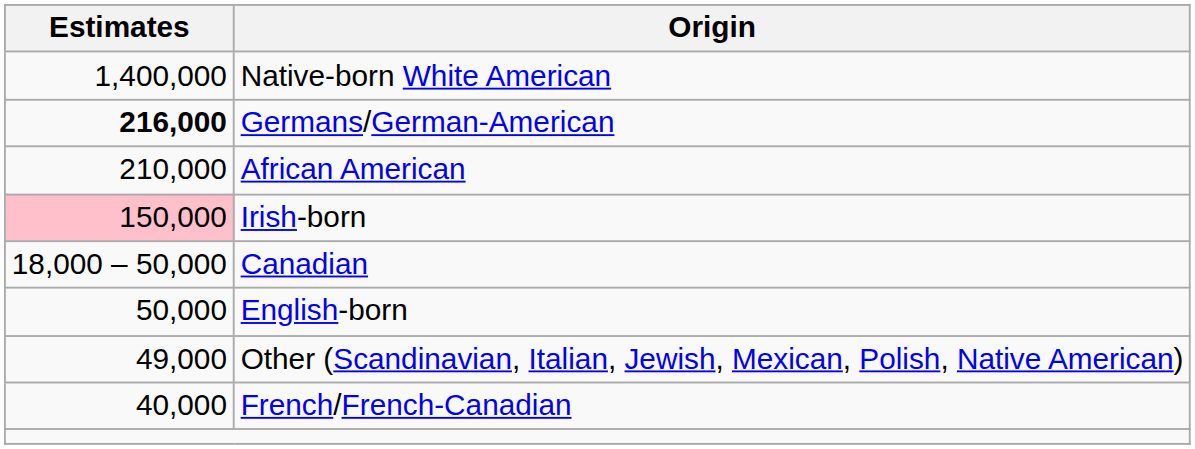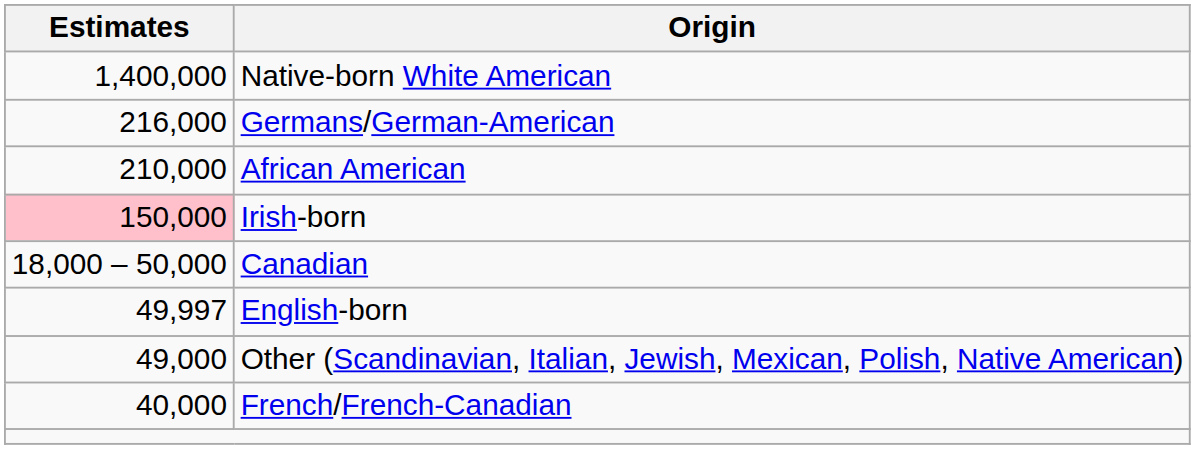(173, 122) bold -> (173, 122) normal
(181, 311) 50,000 -> (181, 311) 49,997
